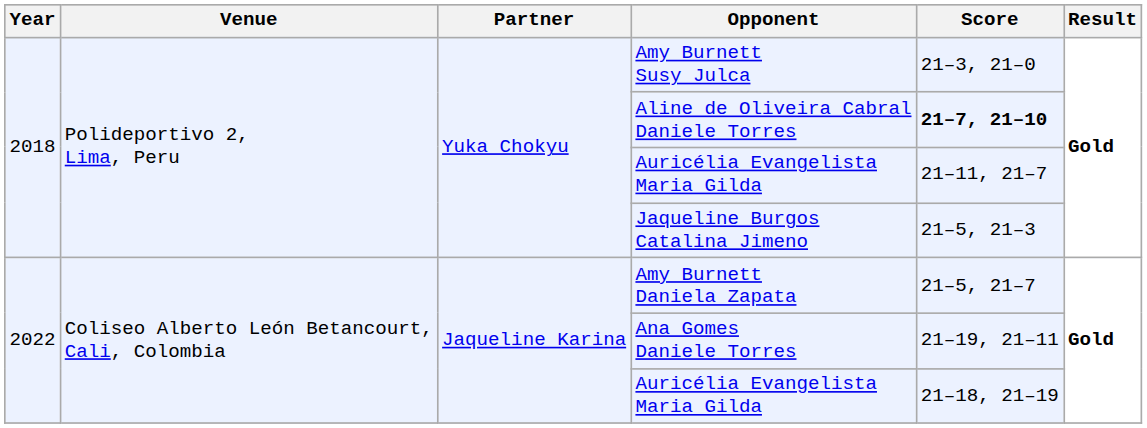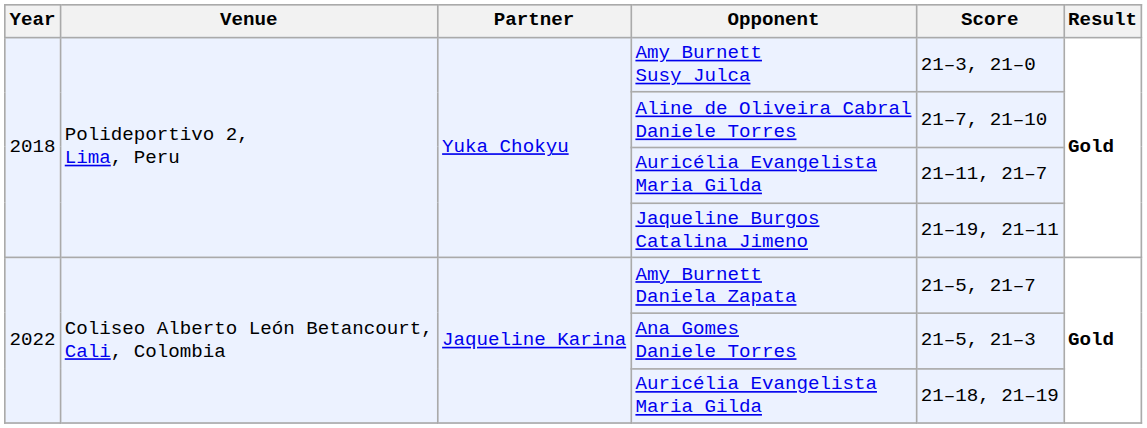(984, 120) bold -> (984, 120) normal
(978, 230) 21–5, 21–3 -> (990, 230) 21–19, 21–11
(990, 340) 21–19, 21–11 -> (978, 340) 21–5, 21–3
